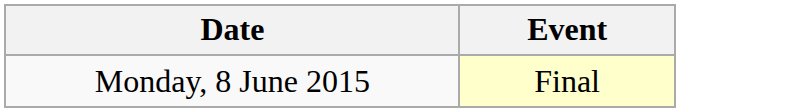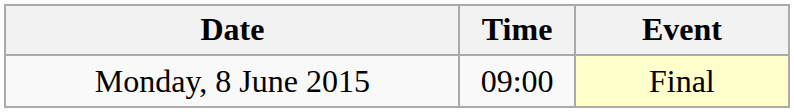+ column: (517, 29)
